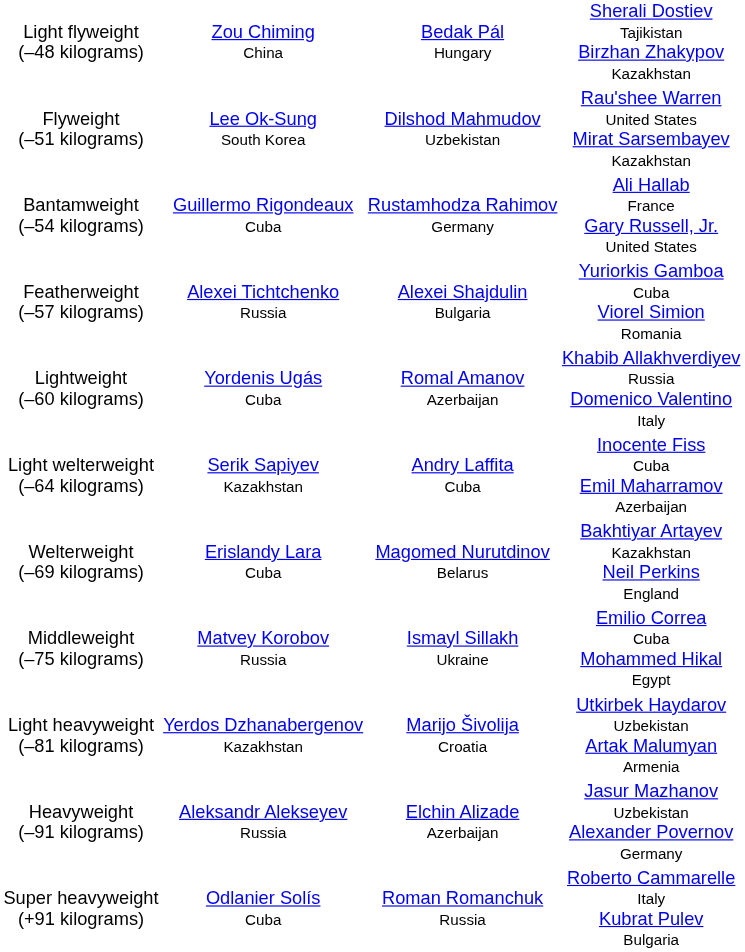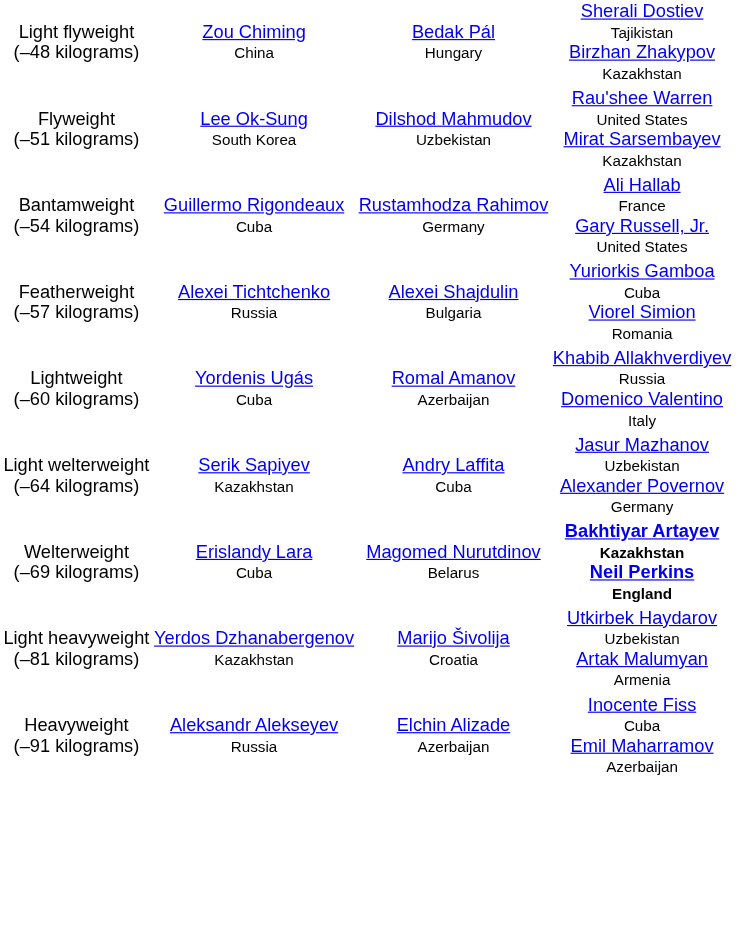(651, 475) Inocente Fiss Cuba Emil Maharramov Azerbaijan -> (642, 475) Jasur Mazhanov Uzbekistan Alexander Povernov Germany
(651, 562) normal -> (642, 562) bold
- row: (81, 648)
(651, 822) Jasur Mazhanov Uzbekistan Alexander Povernov Germany -> (642, 735) Inocente Fiss Cuba Emil Maharramov Azerbaijan
- row: (81, 908)
